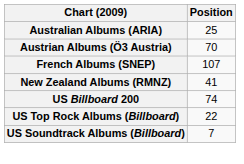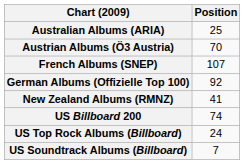+ row: (98, 82)
(211, 116) 22 -> (216, 133) 24
